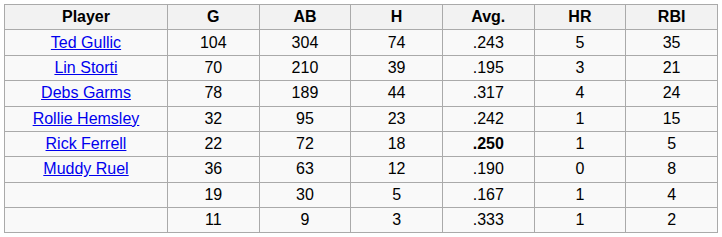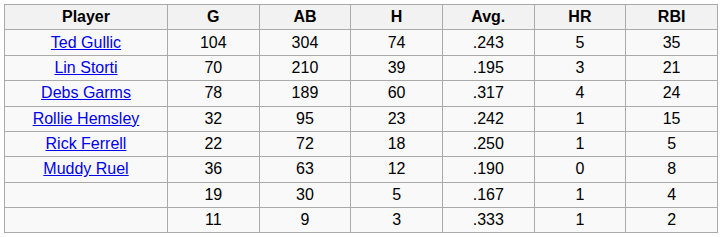(397, 93) 44 -> (397, 93) 60
(488, 144) bold -> (488, 144) normal
